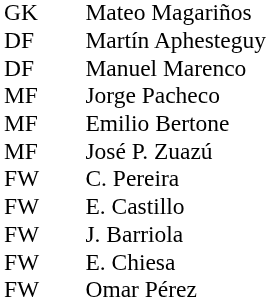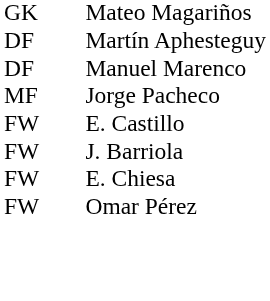- row: (157, 123)
- row: (149, 151)
- row: (132, 178)
